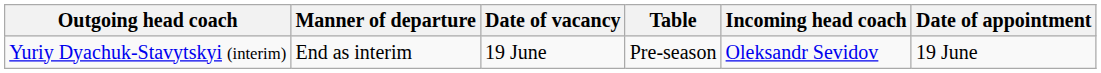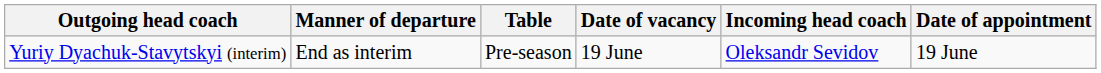columns swapped: (553, 20) <-> (673, 20)
